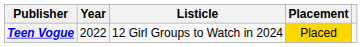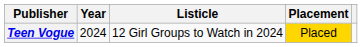(93, 33) 2022 -> (93, 33) 2024
